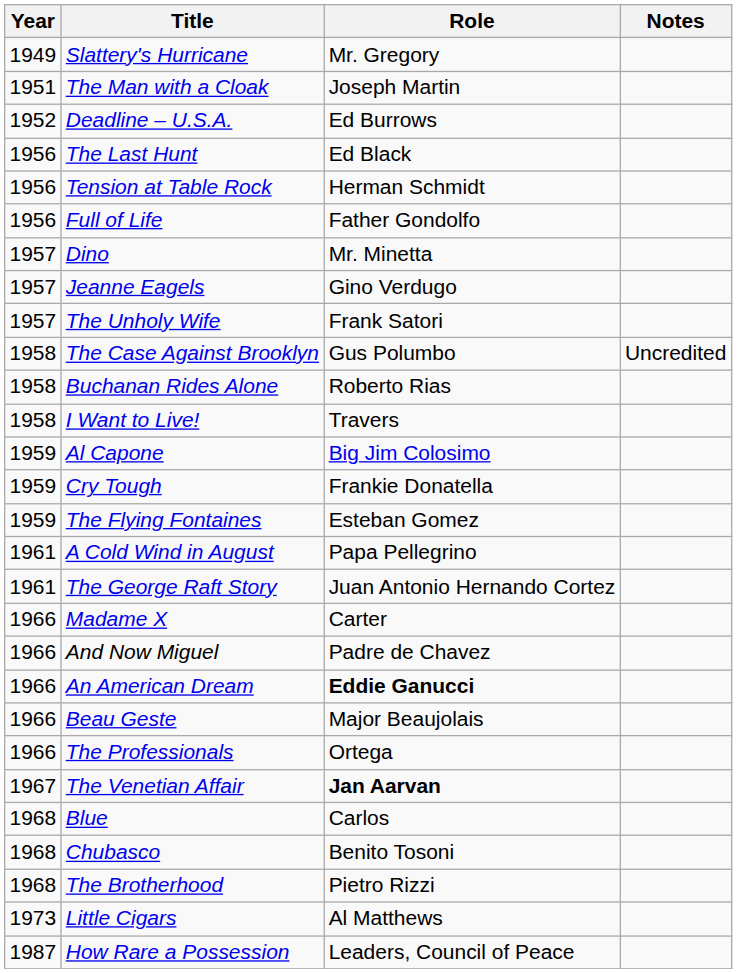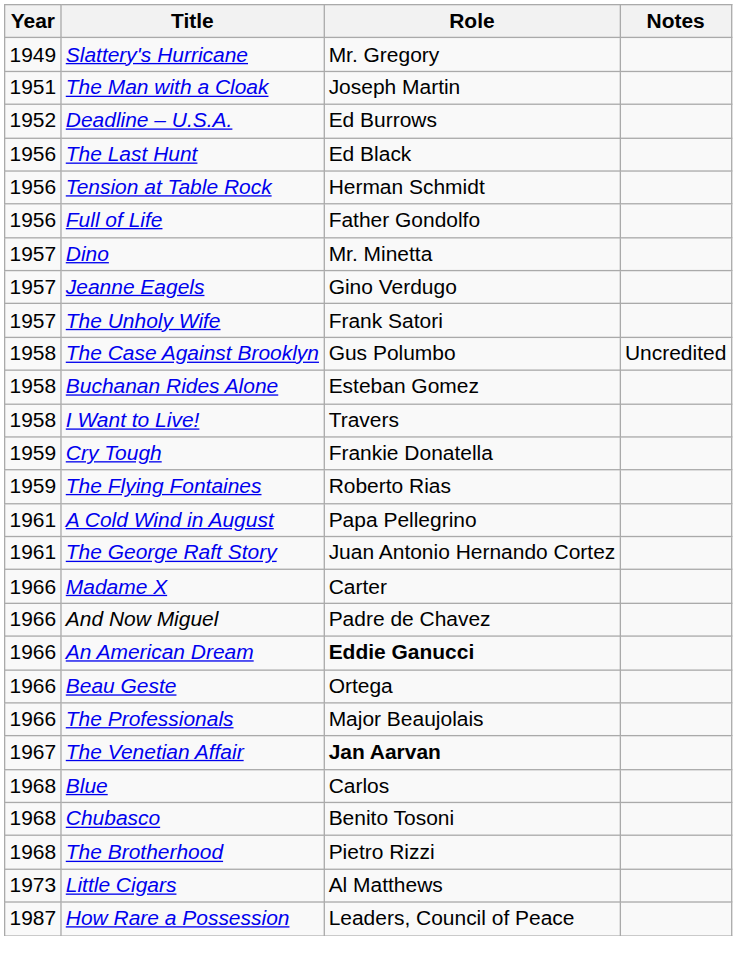(390, 386) Roberto Rias -> (404, 386) Esteban Gomez
- row: (115, 453)
(404, 519) Esteban Gomez -> (390, 486) Roberto Rias
(406, 719) Major Beaujolais -> (361, 685) Ortega
(361, 752) Ortega -> (406, 719) Major Beaujolais
